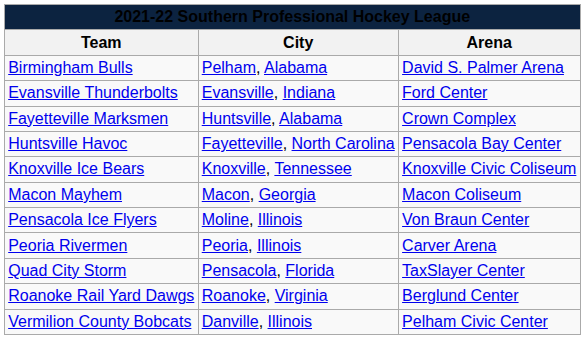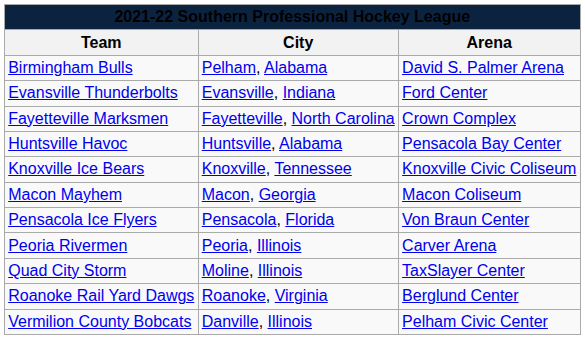(272, 118) Huntsville, Alabama -> (298, 118) Fayetteville, North Carolina
(298, 144) Fayetteville, North Carolina -> (272, 144) Huntsville, Alabama
(252, 220) Moline, Illinois -> (268, 220) Pensacola, Florida
(268, 270) Pensacola, Florida -> (252, 270) Moline, Illinois
